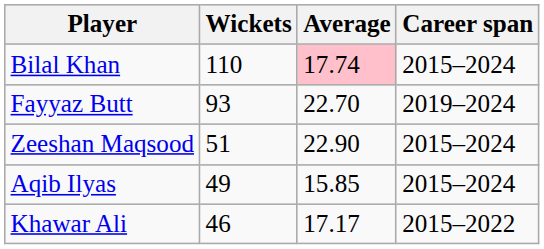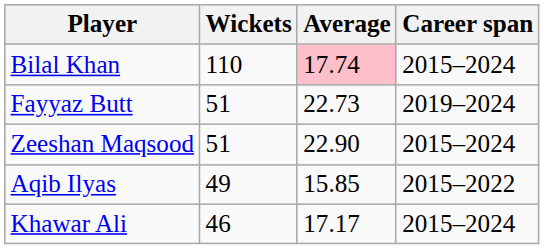(218, 104) 93 -> (218, 104) 51
(332, 104) 22.70 -> (332, 104) 22.73
(459, 183) 2015–2024 -> (459, 183) 2015–2022
(459, 223) 2015–2022 -> (459, 223) 2015–2024
